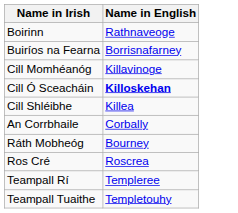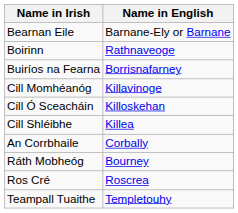+ row: (41, 32)
(138, 87) bold -> (135, 106) normal
- row: (38, 180)
